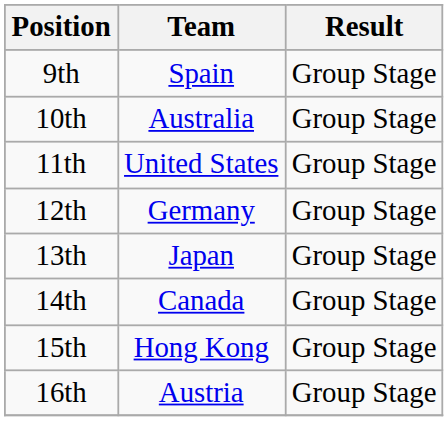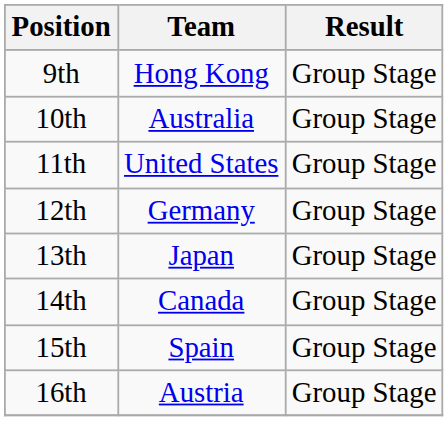(201, 73) Spain -> (201, 73) Hong Kong
(201, 347) Hong Kong -> (201, 347) Spain
